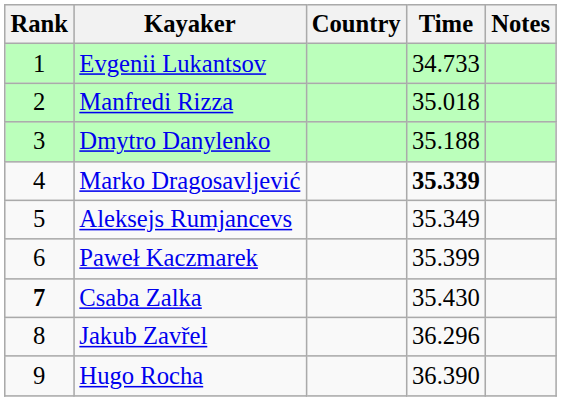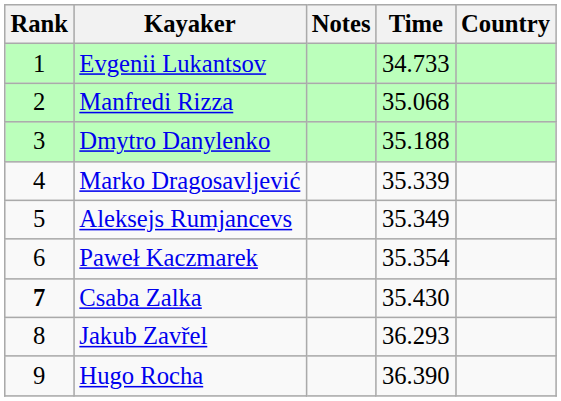columns swapped: (356, 24) <-> (521, 24)
(446, 102) 35.018 -> (416, 102) 35.068
(446, 180) bold -> (416, 180) normal
(446, 258) 35.399 -> (416, 258) 35.354
(446, 336) 36.296 -> (416, 336) 36.293
